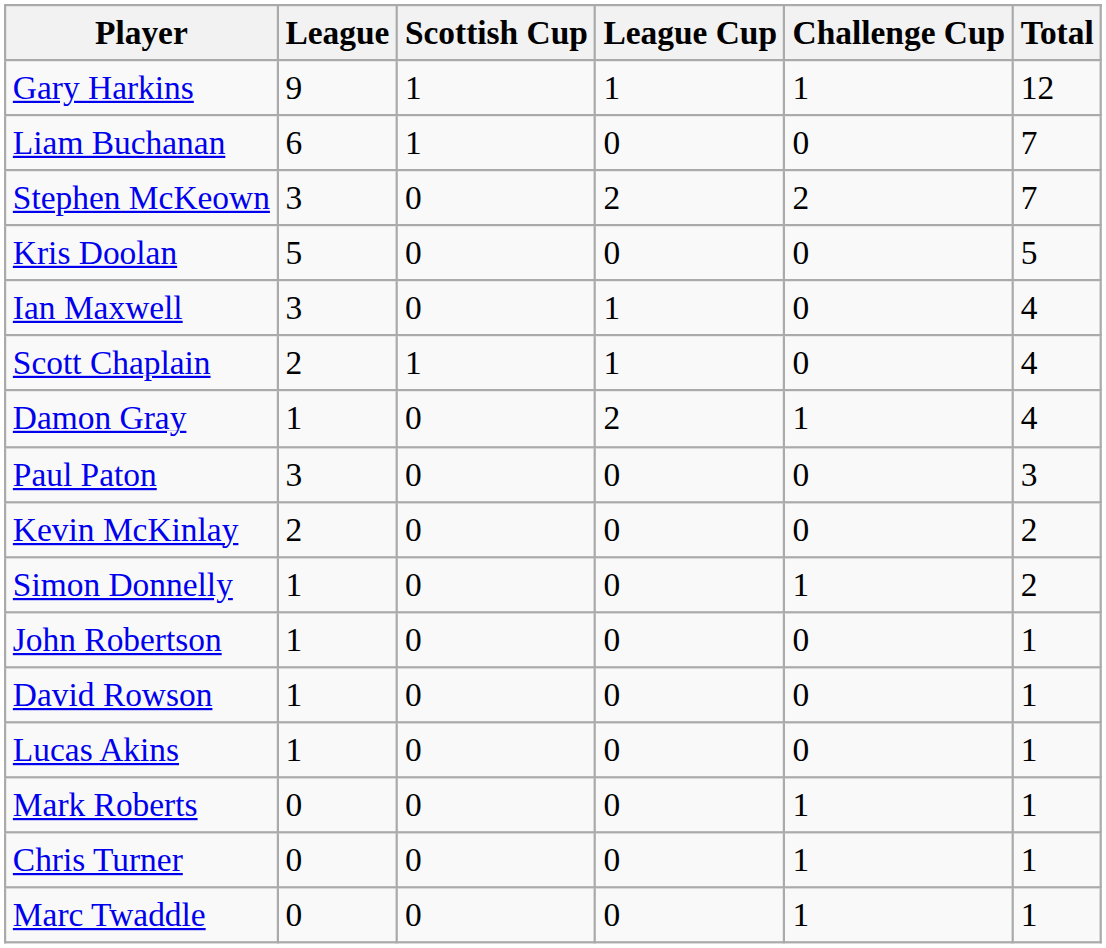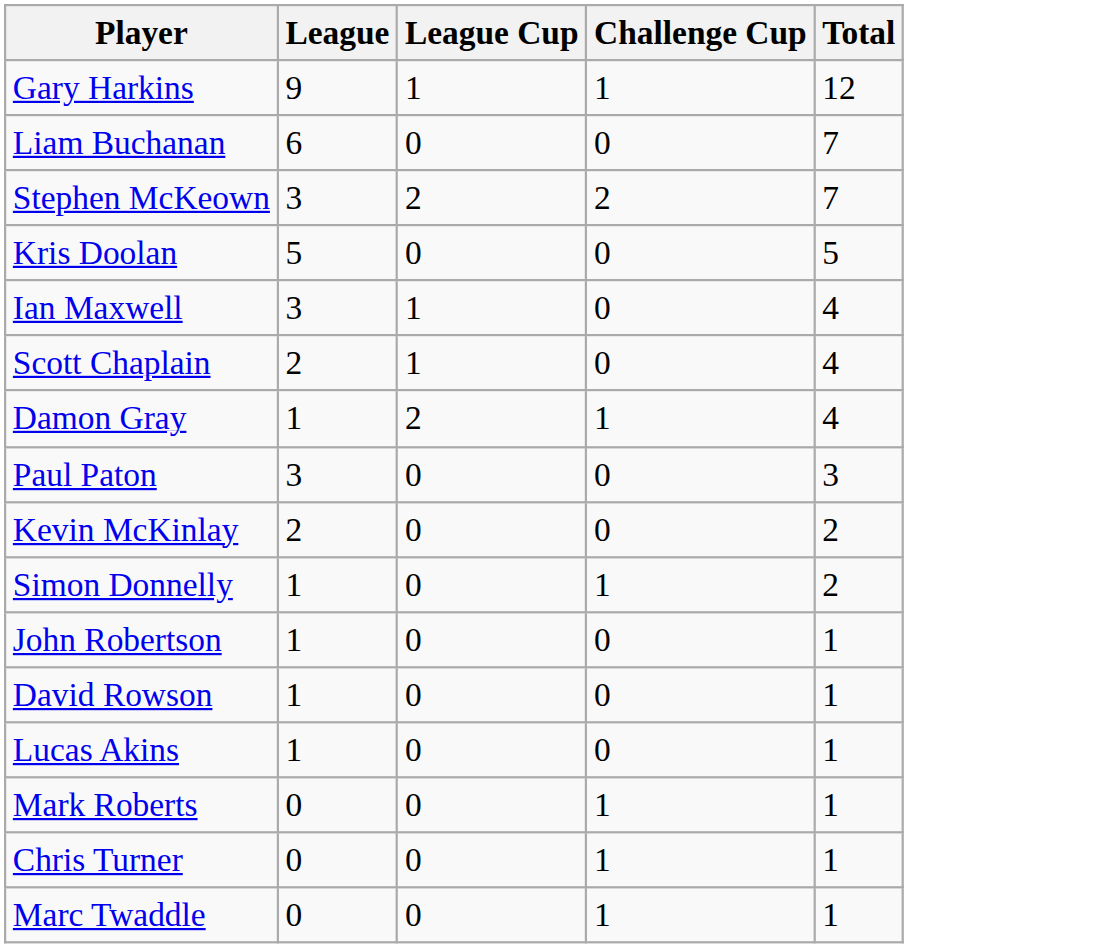- column: (496, 32)
